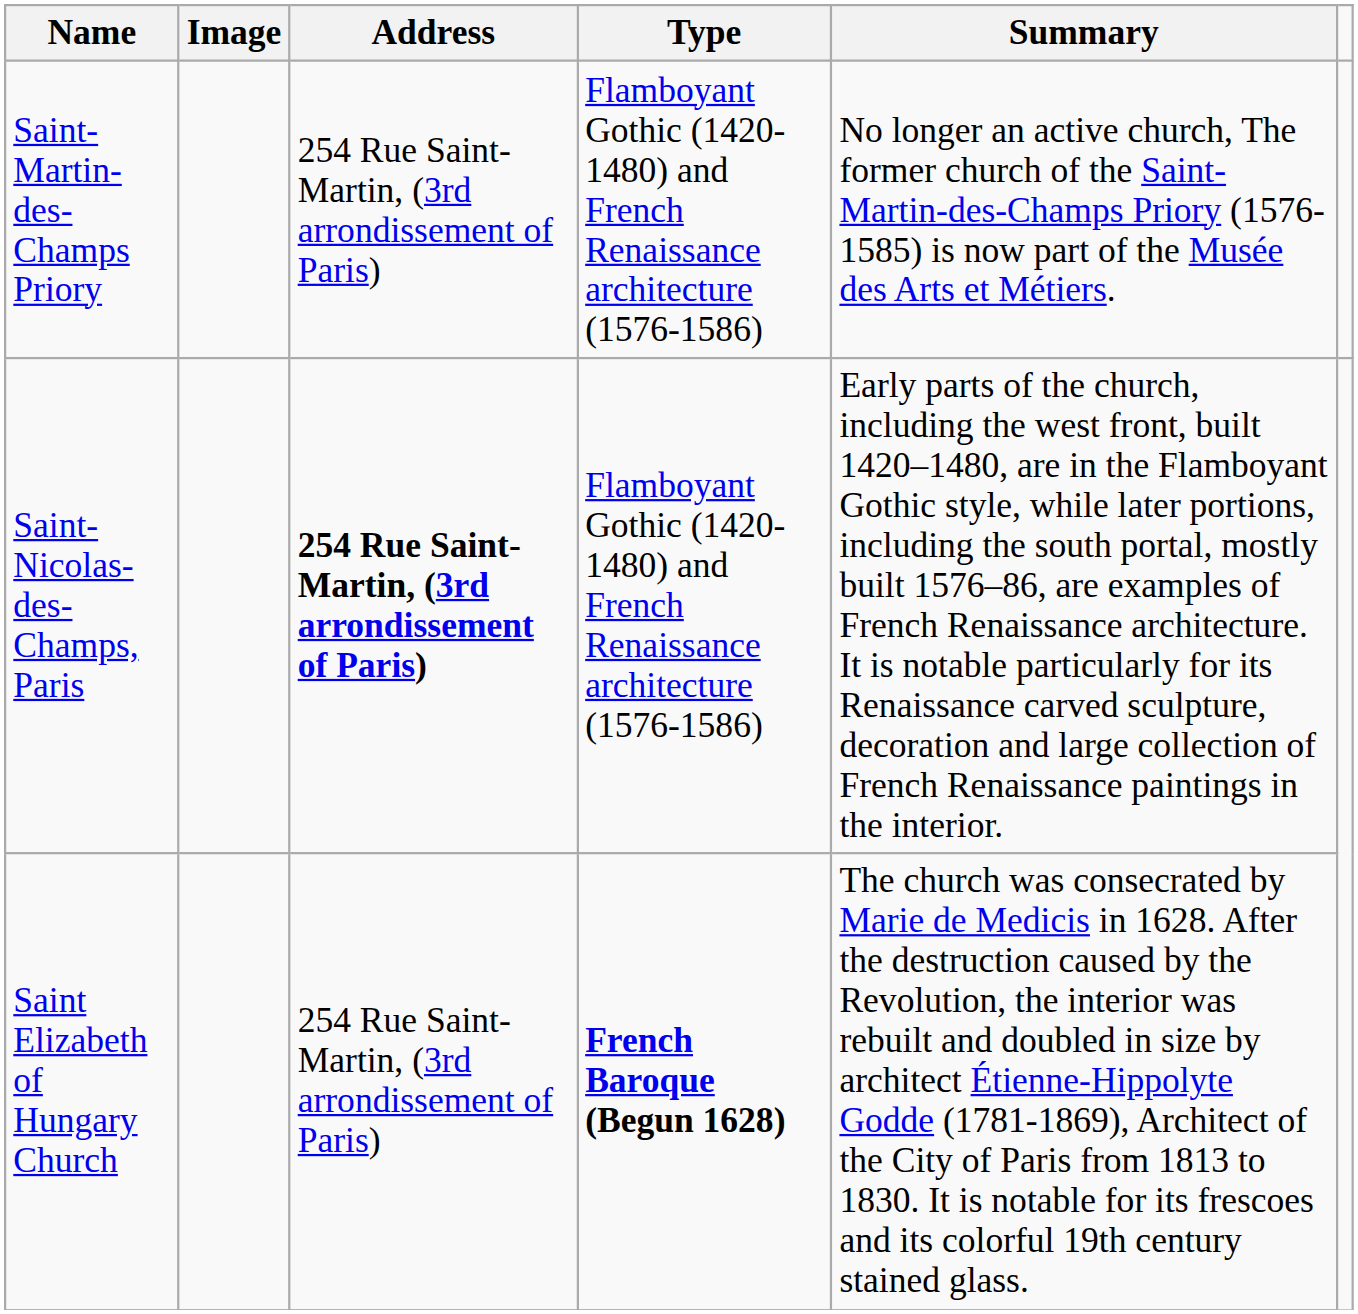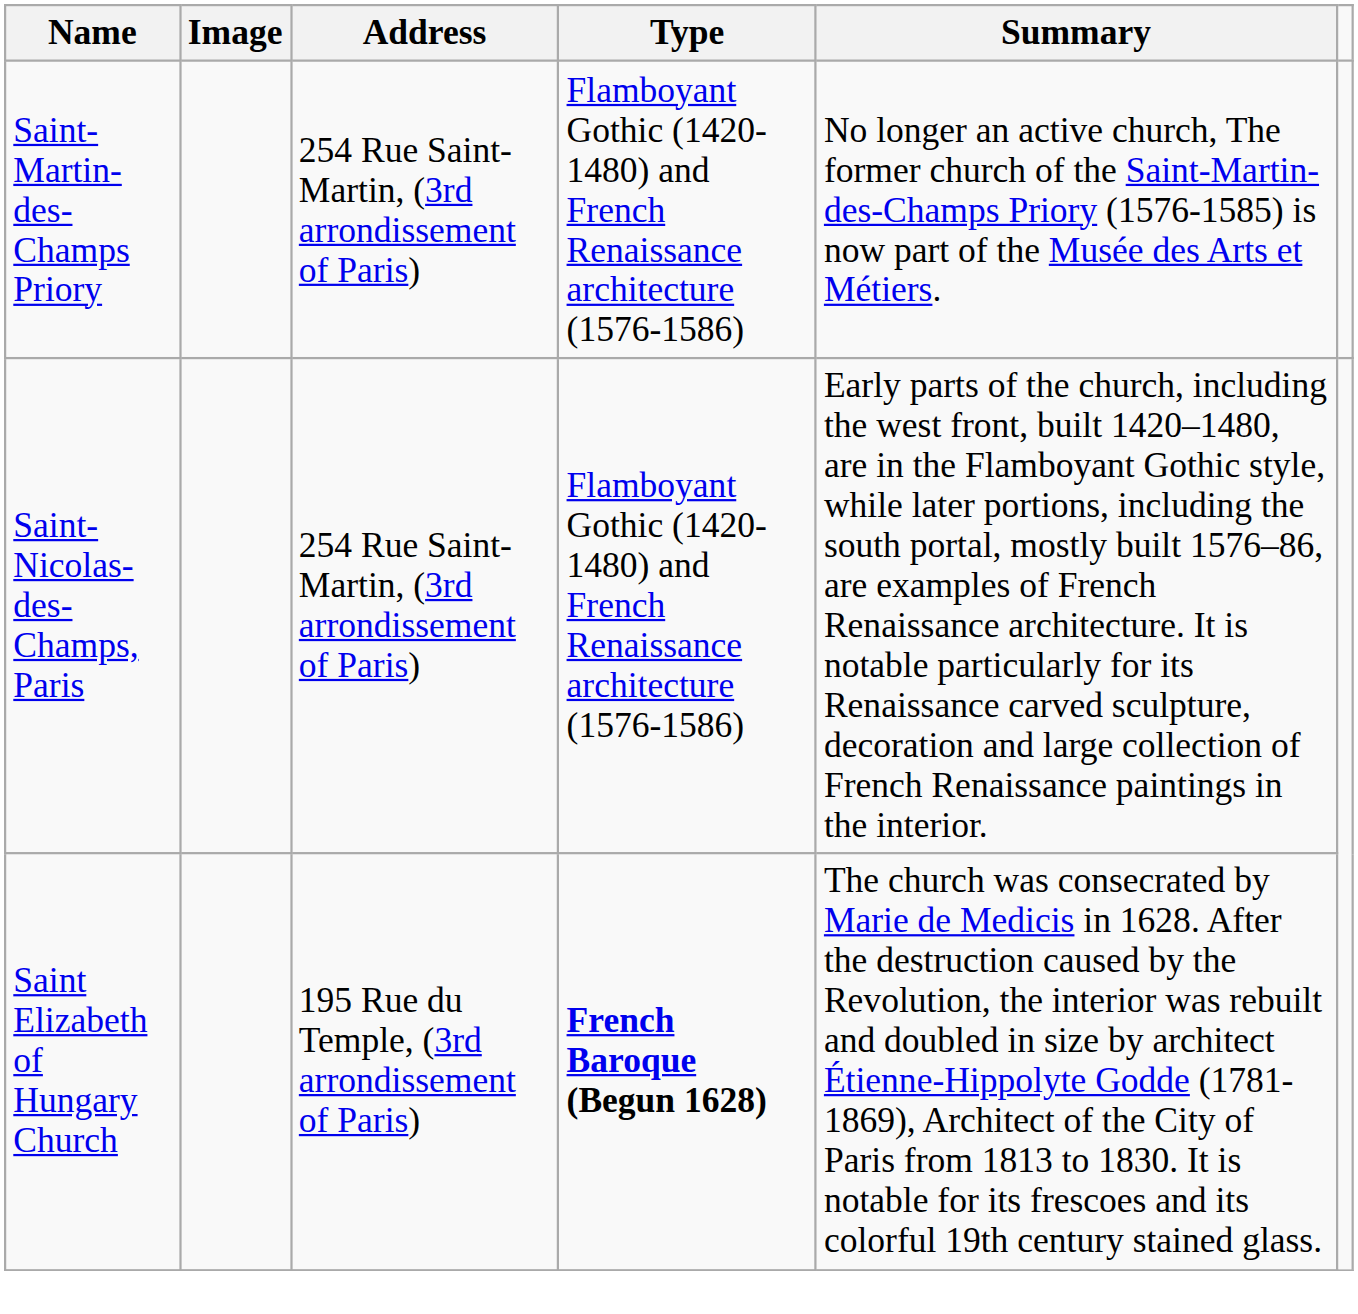(416, 604) bold -> (407, 604) normal
(425, 1080) 254 Rue Saint-Martin, (3rd arrondissement of Paris) -> (407, 1060) 195 Rue du Temple, (3rd arrondissement of Paris)
